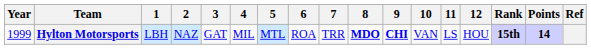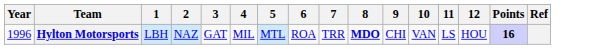- column: (509, 14)
(19, 34) 1999 -> (19, 34) 1996
(397, 34) bold -> (396, 34) normal
(544, 34) 14 -> (509, 34) 16
